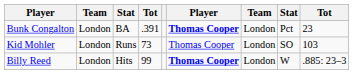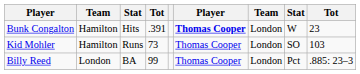(95, 28) London -> (98, 28) Hamilton
(123, 28) BA -> (131, 28) Hits
(287, 28) Pct -> (292, 28) W
(95, 45) London -> (98, 45) Hamilton
(124, 61) Hits -> (129, 61) BA
(204, 61) bold -> (208, 61) normal
(285, 61) W -> (293, 61) Pct
